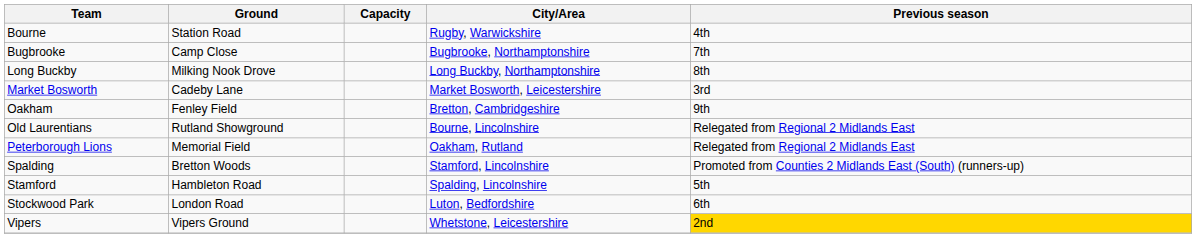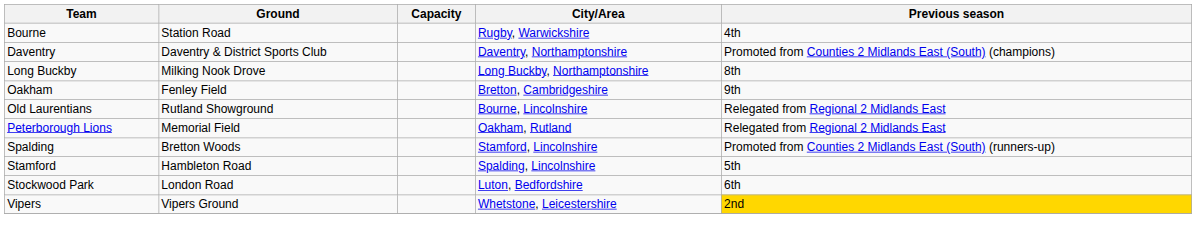- row: (36, 52)
+ row: (31, 52)
- row: (52, 90)
